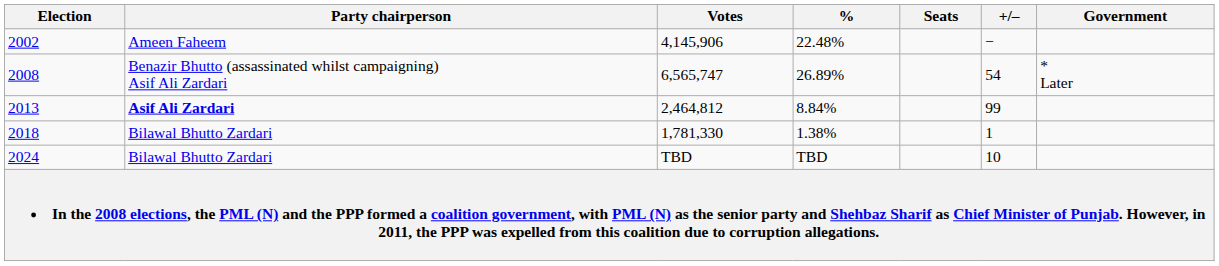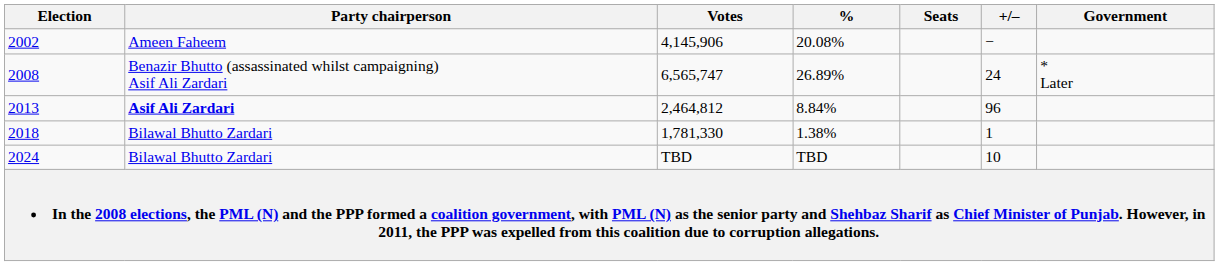(820, 41) 22.48% -> (820, 41) 20.08%
(993, 74) 54 -> (993, 74) 24
(993, 108) 99 -> (993, 108) 96
